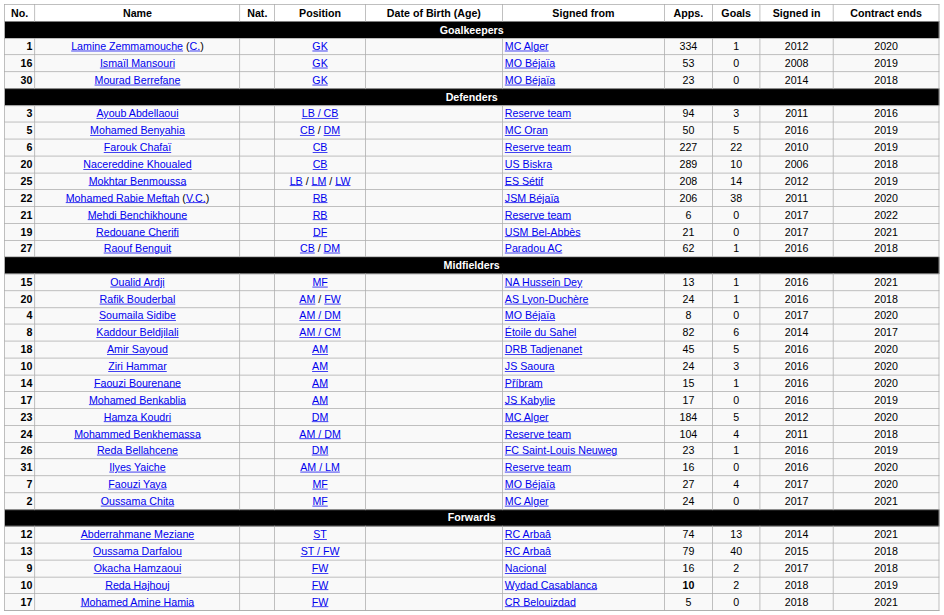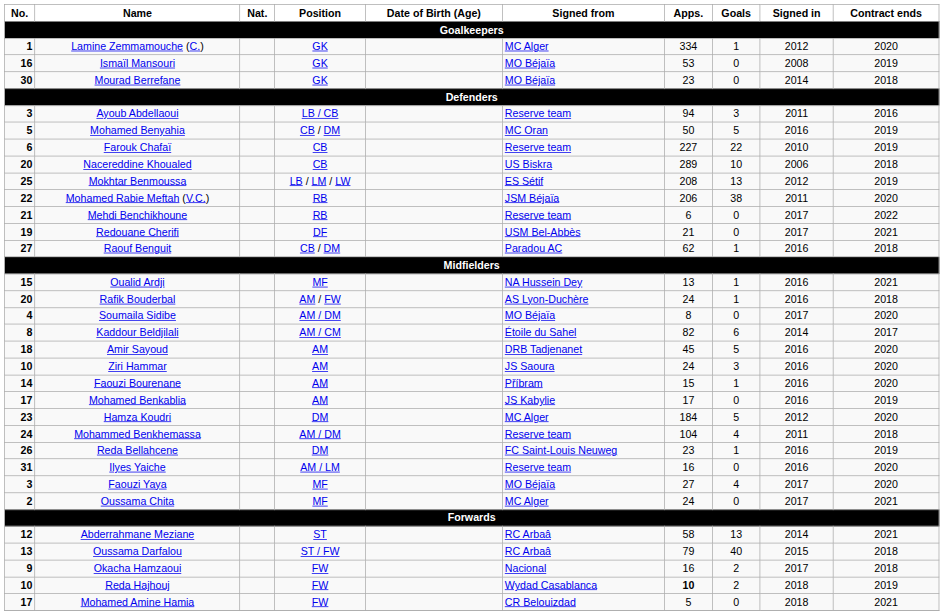(736, 182) 14 -> (736, 182) 13
(30, 485) 7 -> (30, 485) 3
(688, 535) 74 -> (688, 535) 58
